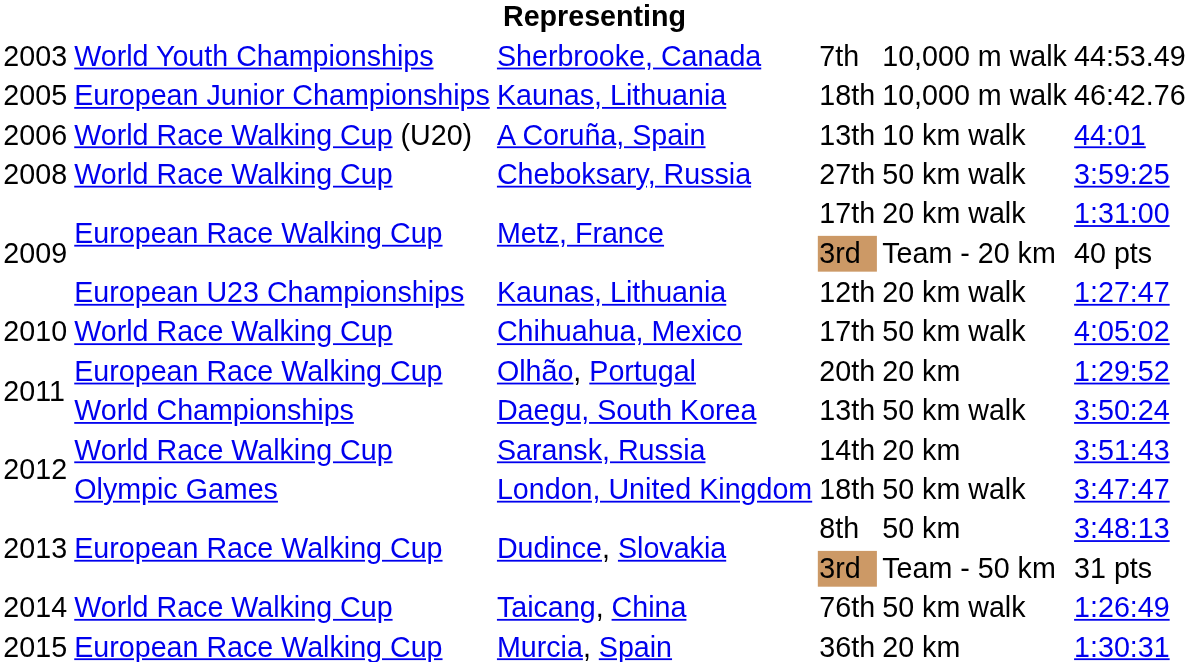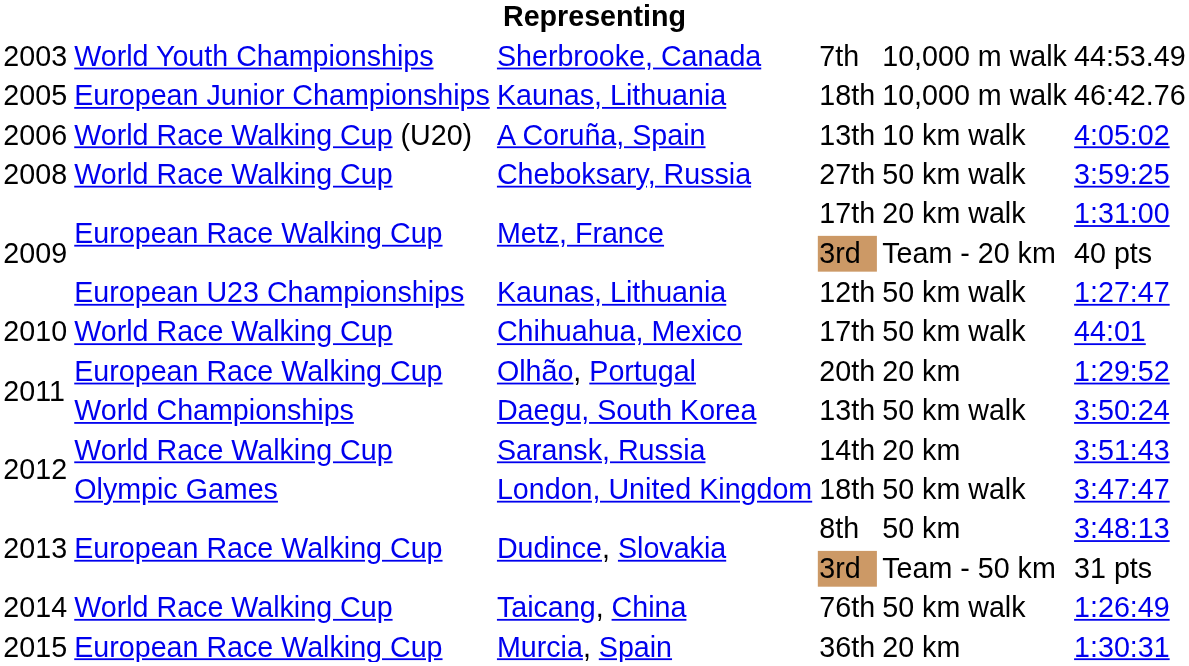(1110, 135) 44:01 -> (1122, 135) 4:05:02
(954, 292) 20 km walk -> (954, 292) 50 km walk
(1122, 332) 4:05:02 -> (1110, 332) 44:01
